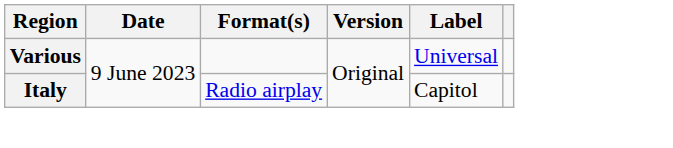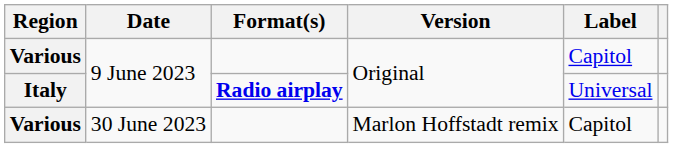(456, 55) Universal -> (600, 55) Capitol
(264, 90) normal -> (279, 90) bold
(446, 90) Capitol -> (610, 90) Universal
+ row: (45, 124)
